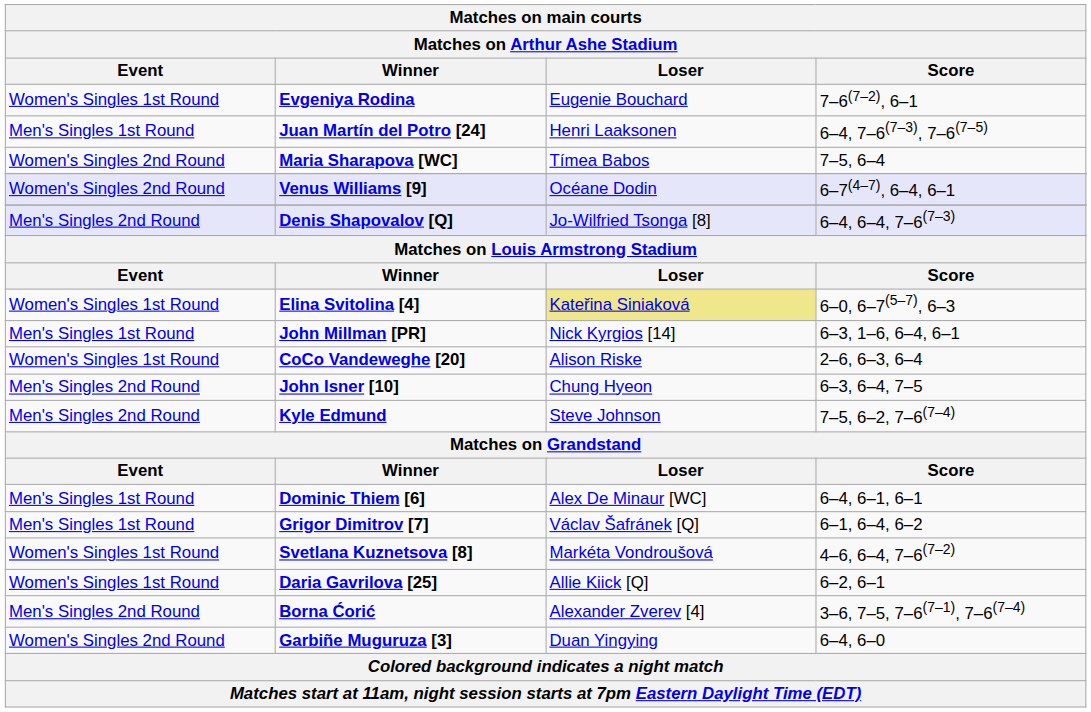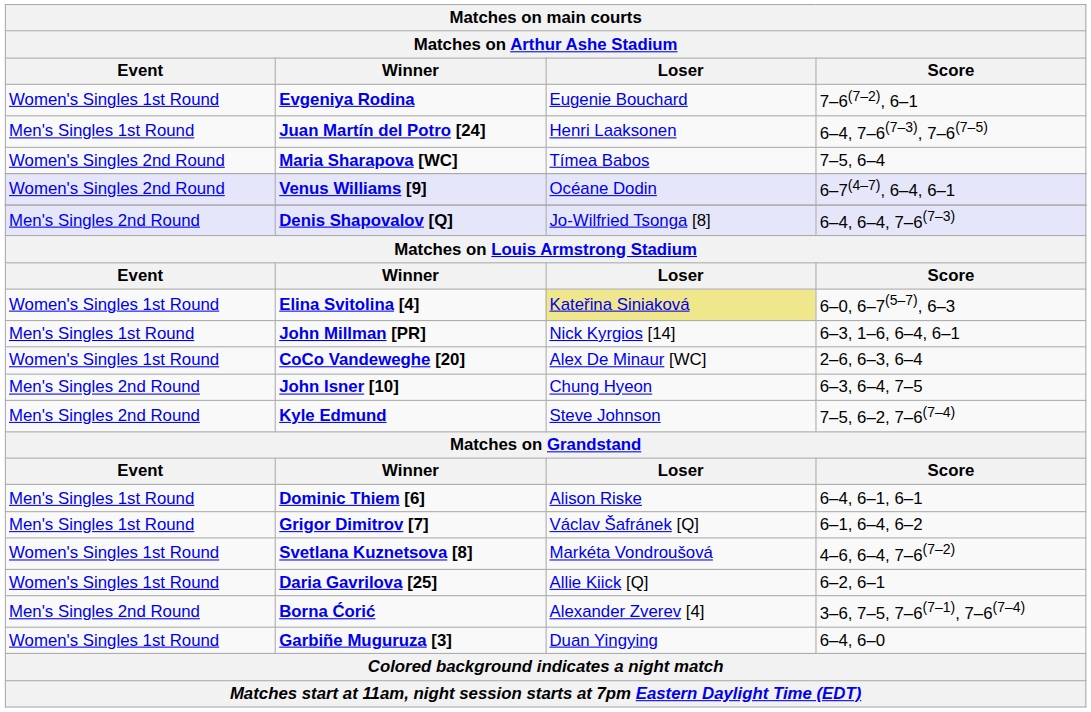(596, 360) Alison Riske -> (628, 360) Alex De Minaur [WC]
(628, 498) Alex De Minaur [WC] -> (596, 498) Alison Riske
(117, 640) Women's Singles 2nd Round -> (114, 640) Women's Singles 1st Round
